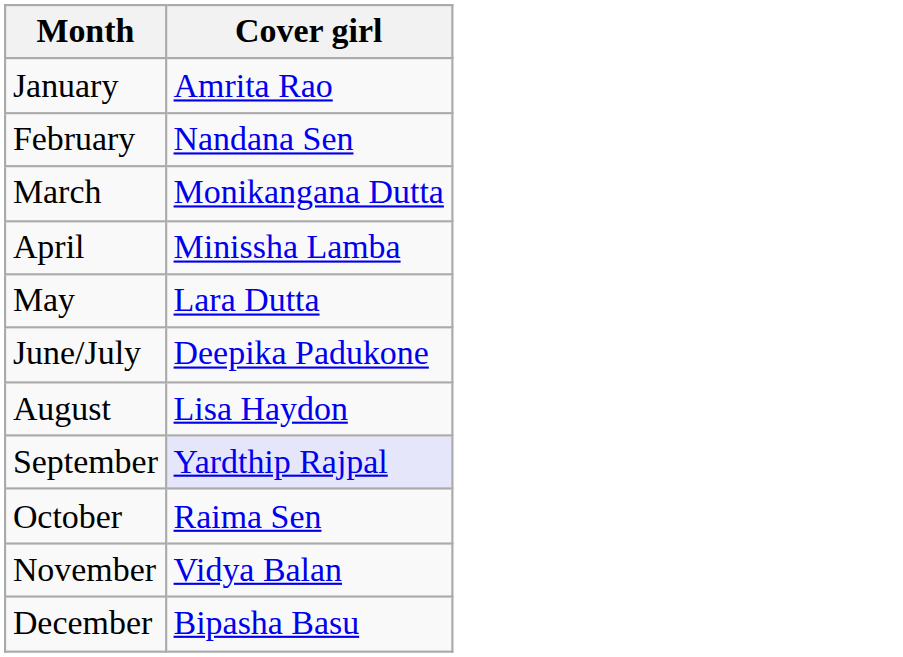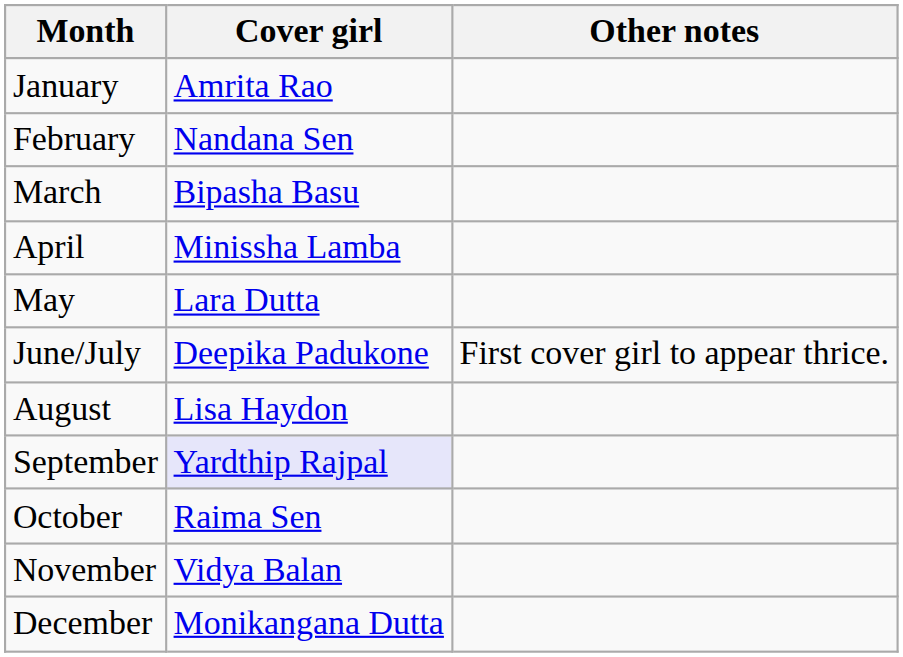+ column: (674, 31)
(309, 192) Monikangana Dutta -> (266, 192) Bipasha Basu
(266, 623) Bipasha Basu -> (309, 623) Monikangana Dutta
